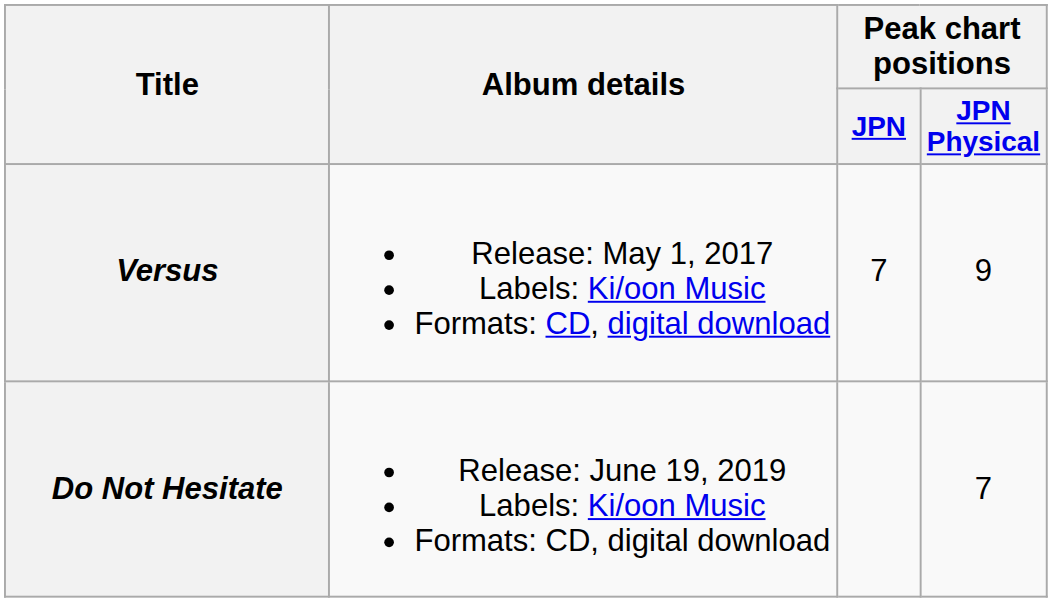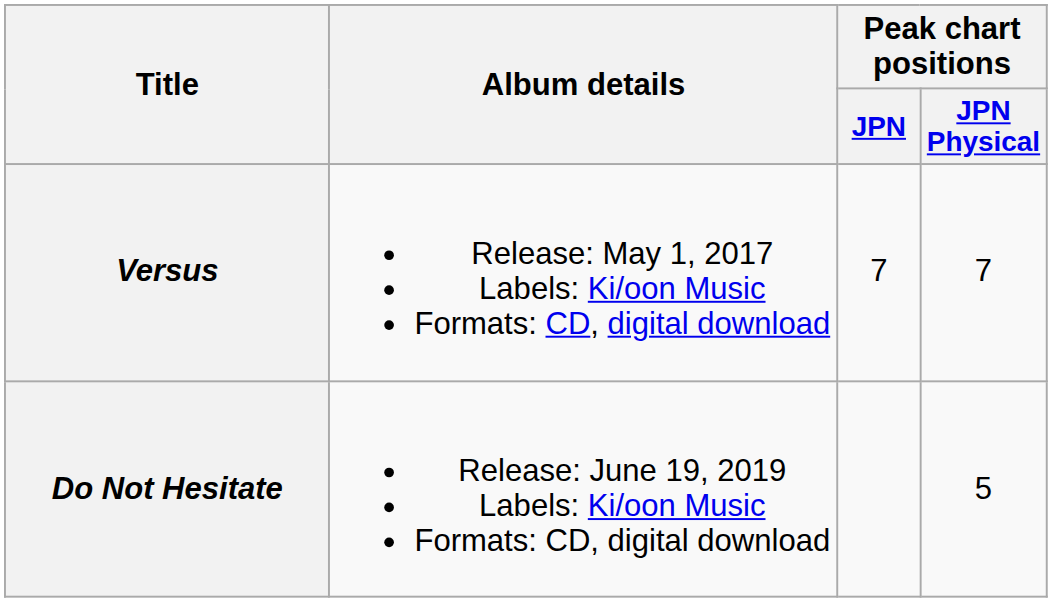(983, 271) 9 -> (983, 271) 7
(983, 487) 7 -> (983, 487) 5
